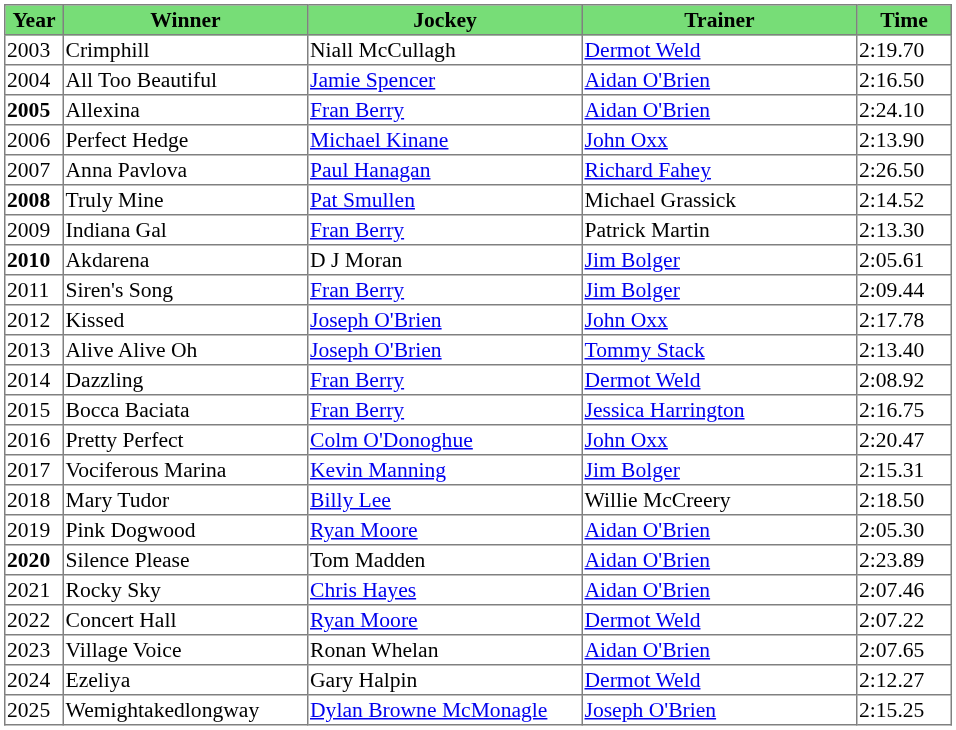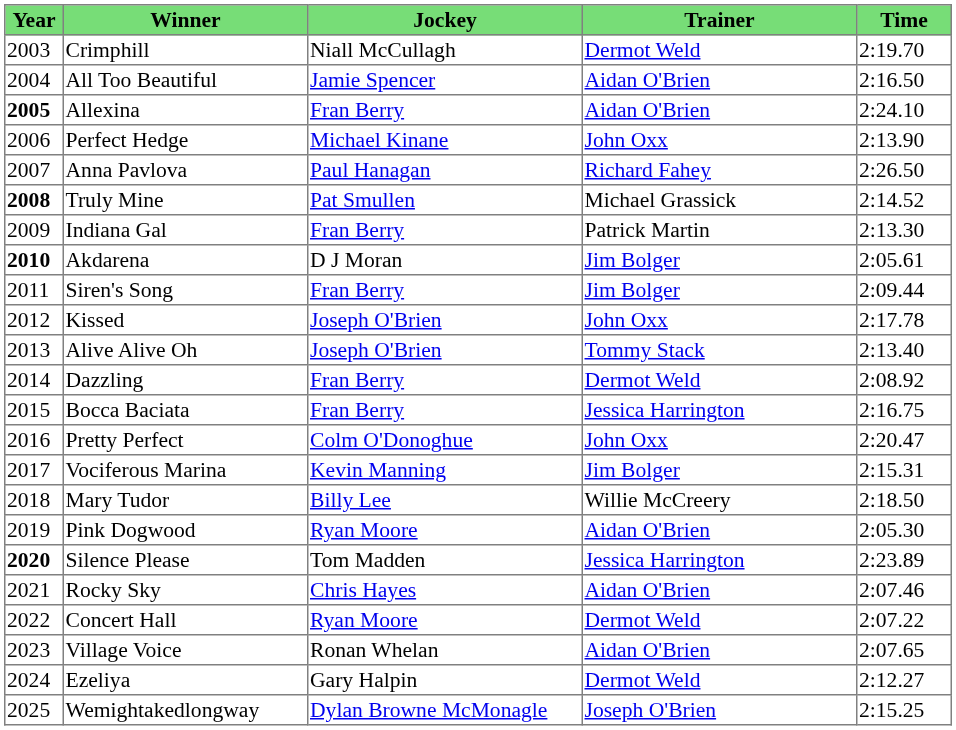(647, 559) Aidan O'Brien -> (665, 559) Jessica Harrington
